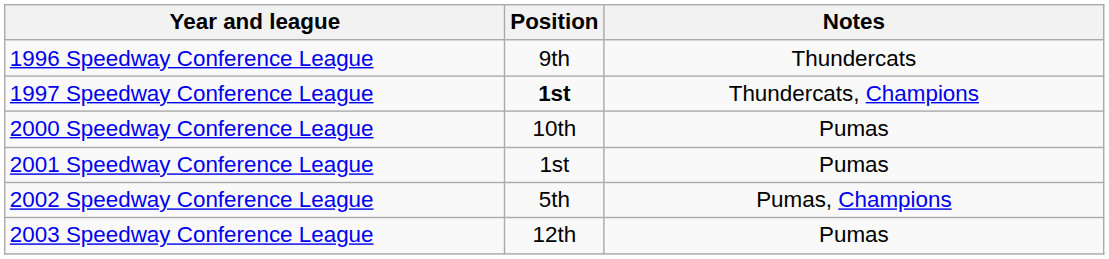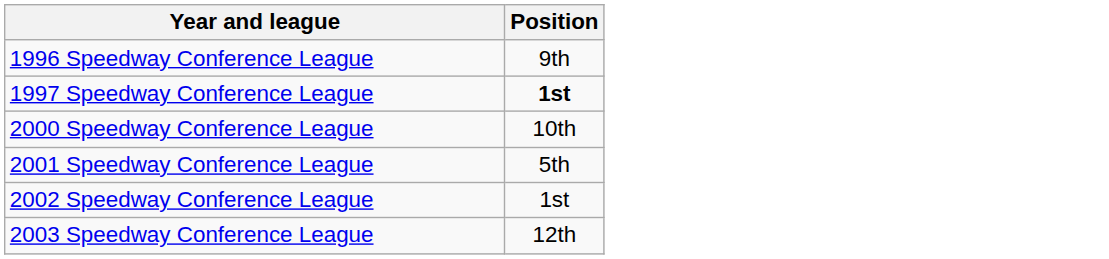- column: (854, 22)
(554, 164) 1st -> (554, 164) 5th
(554, 199) 5th -> (554, 199) 1st
